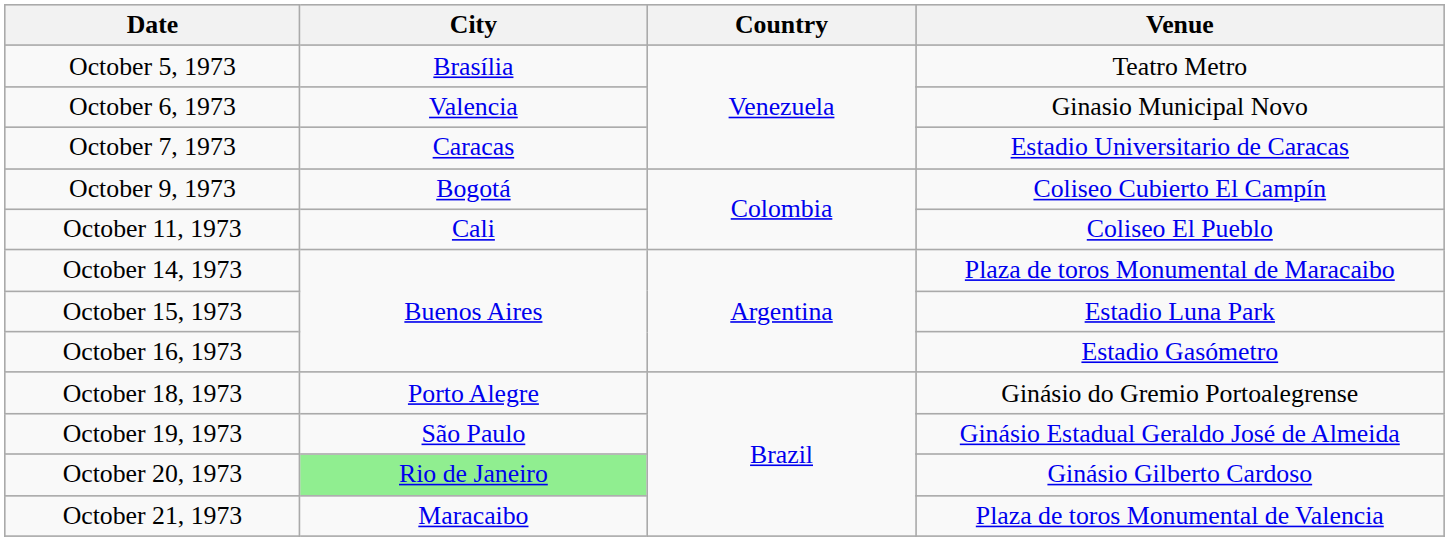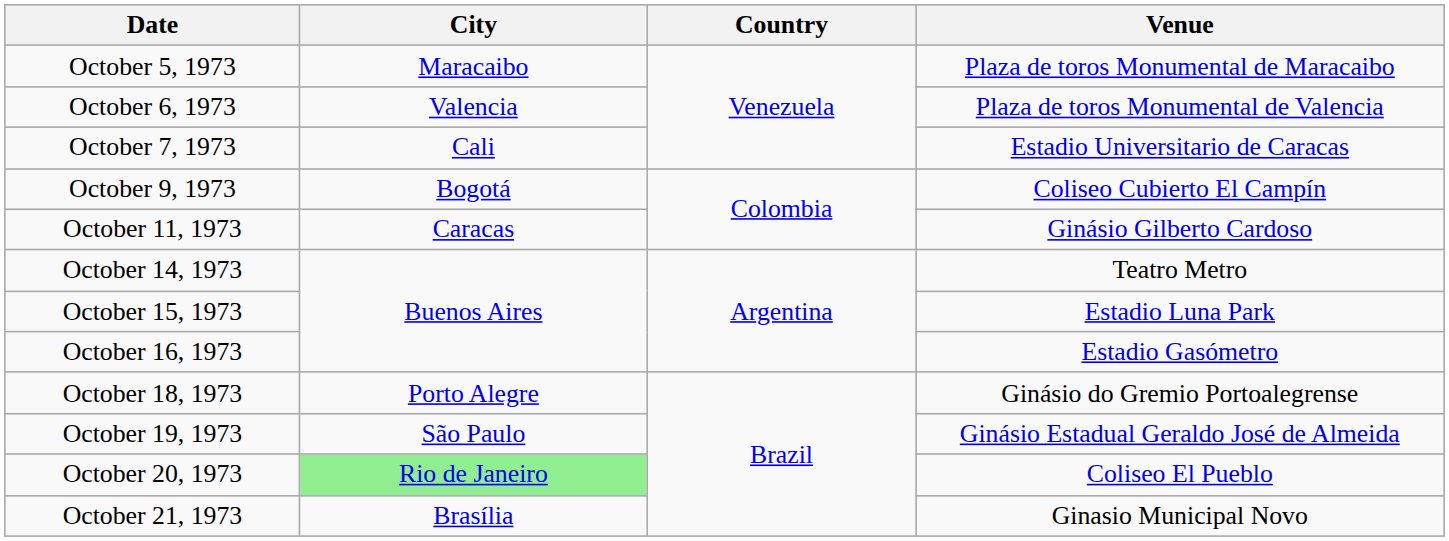(473, 65) Brasília -> (473, 65) Maracaibo
(1180, 65) Teatro Metro -> (1180, 65) Plaza de toros Monumental de Maracaibo
(1180, 106) Ginasio Municipal Novo -> (1180, 106) Plaza de toros Monumental de Valencia
(473, 147) Caracas -> (473, 147) Cali
(473, 229) Cali -> (473, 229) Caracas
(1180, 229) Coliseo El Pueblo -> (1180, 229) Ginásio Gilberto Cardoso
(1180, 270) Plaza de toros Monumental de Maracaibo -> (1180, 270) Teatro Metro
(1180, 474) Ginásio Gilberto Cardoso -> (1180, 474) Coliseo El Pueblo
(473, 515) Maracaibo -> (473, 515) Brasília
(1180, 515) Plaza de toros Monumental de Valencia -> (1180, 515) Ginasio Municipal Novo
